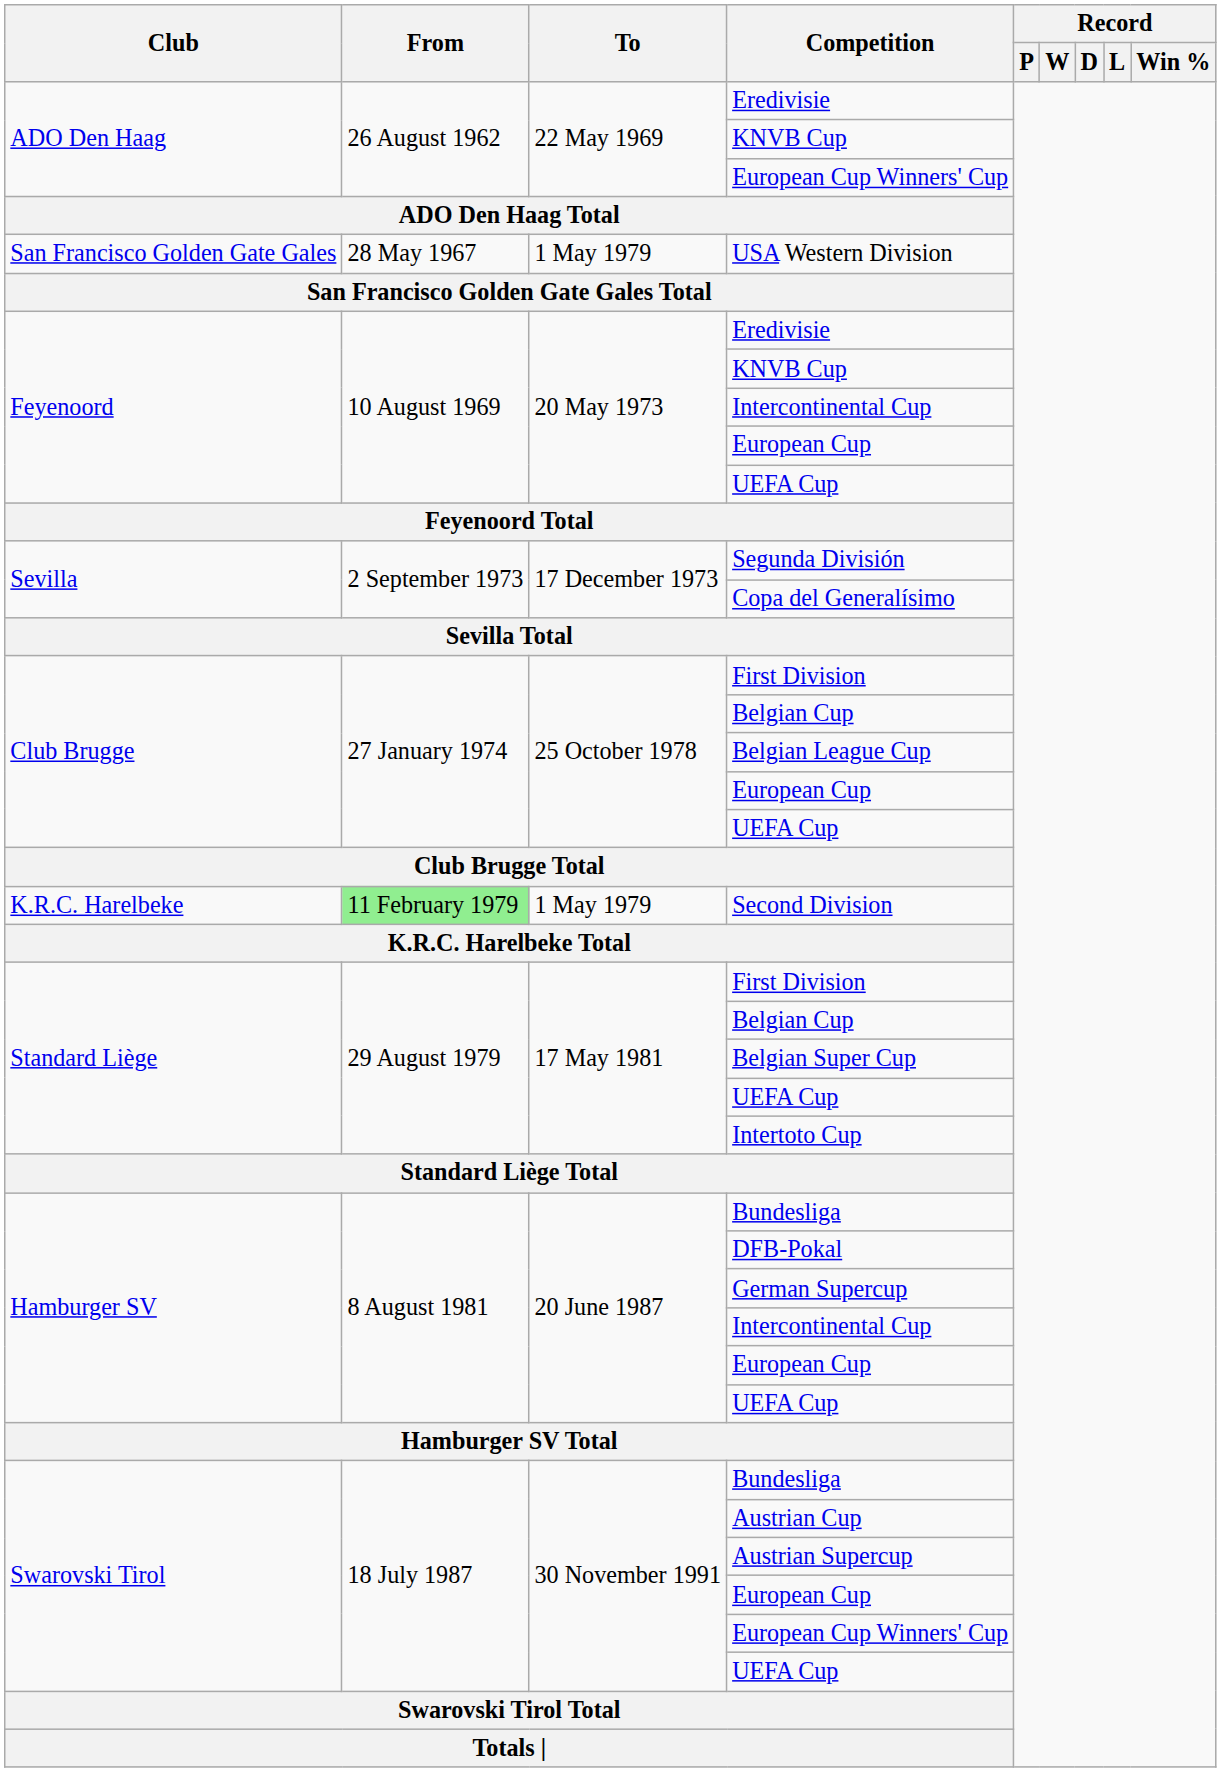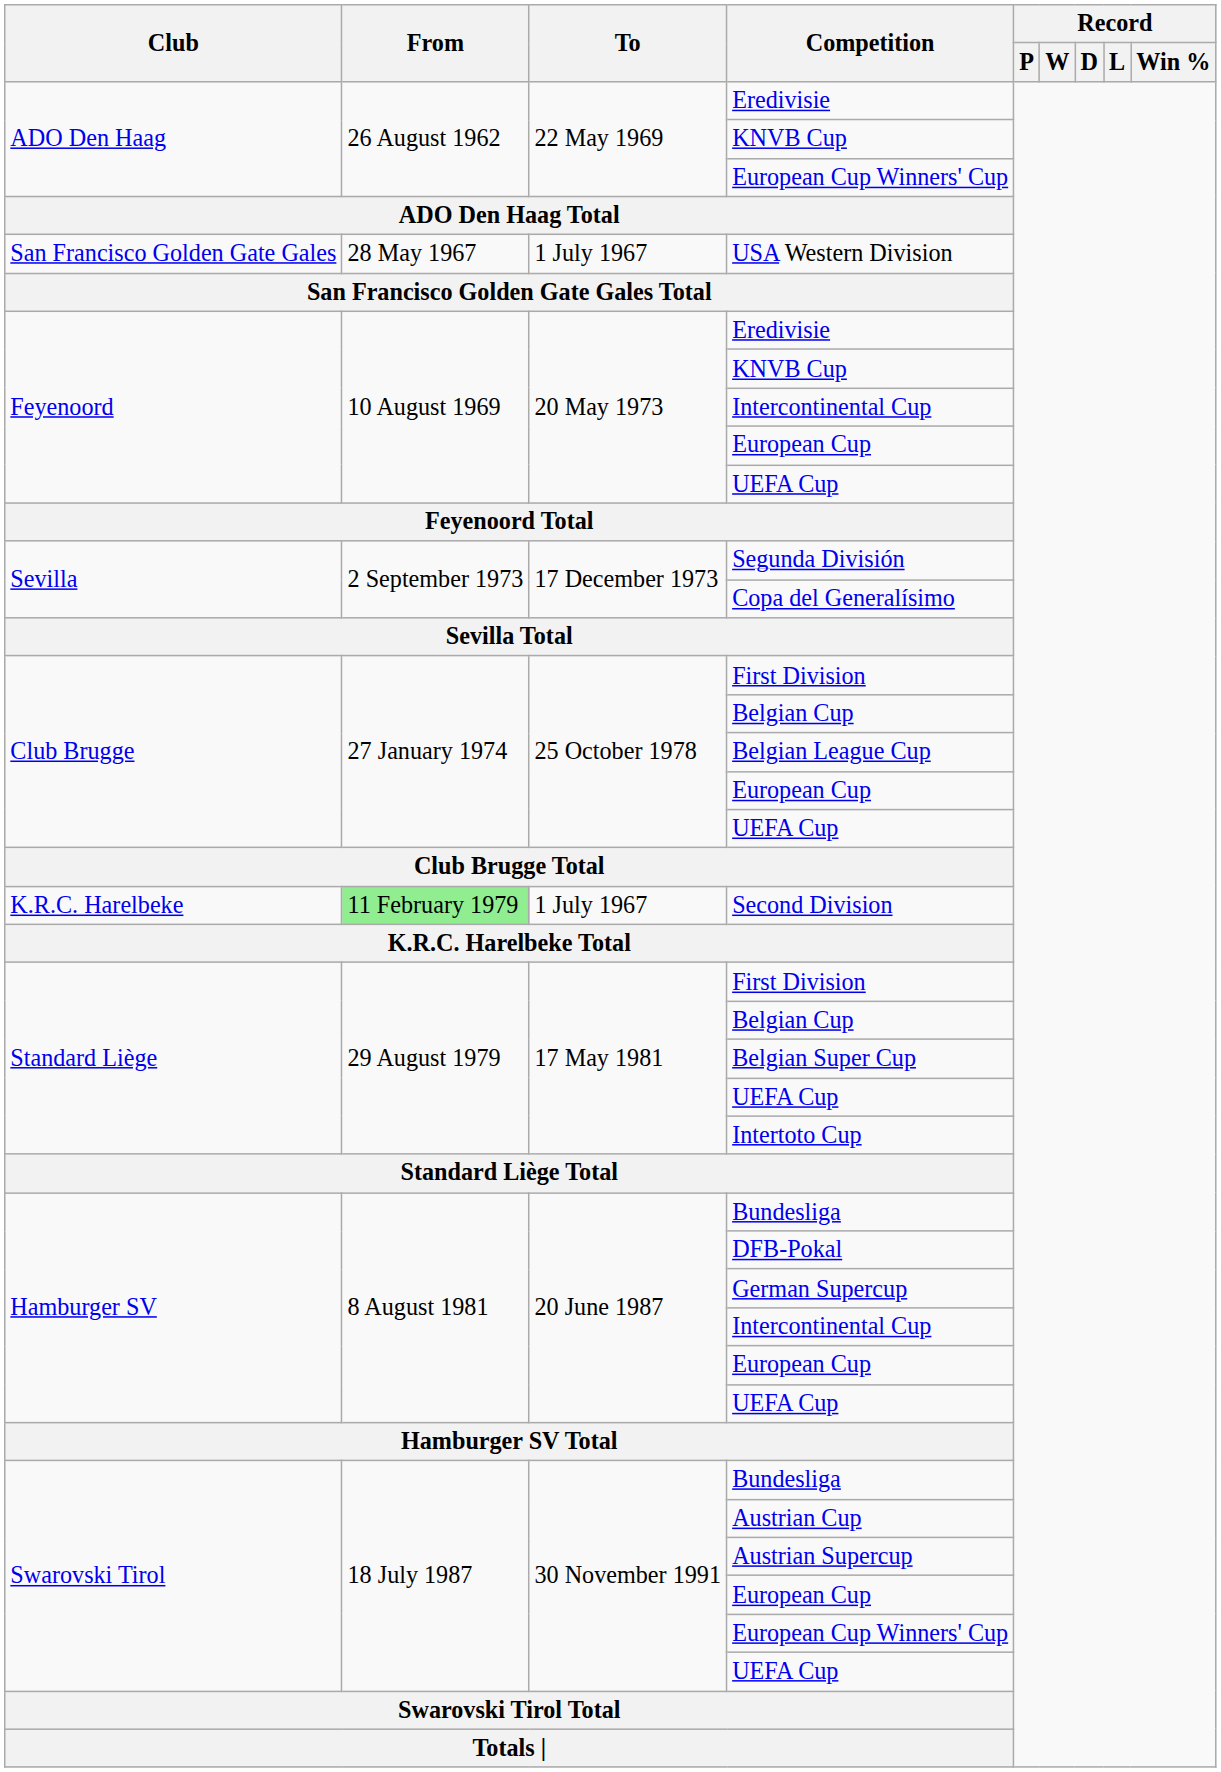(593, 253) 1 May 1979 -> (591, 253) 1 July 1967
(593, 904) 1 May 1979 -> (591, 904) 1 July 1967
